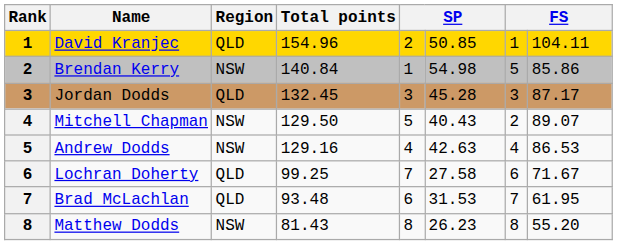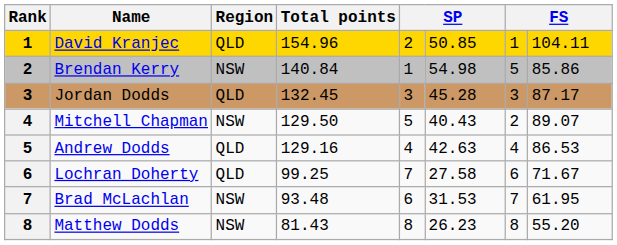(230, 148) NSW -> (230, 148) QLD
(230, 200) QLD -> (230, 200) NSW
